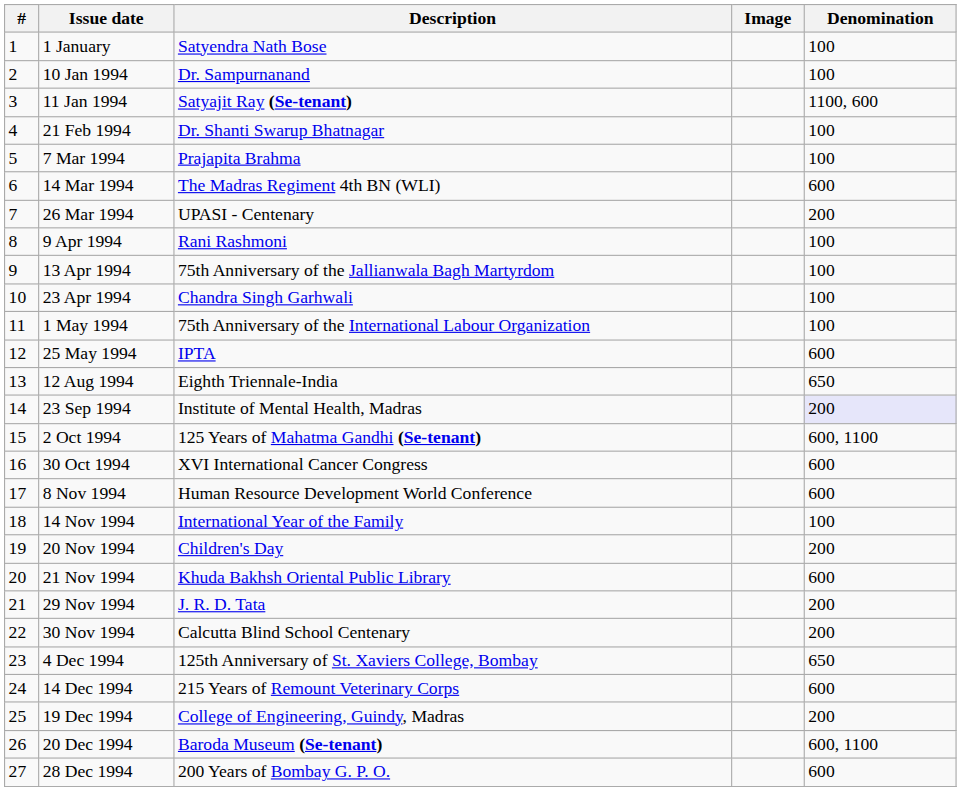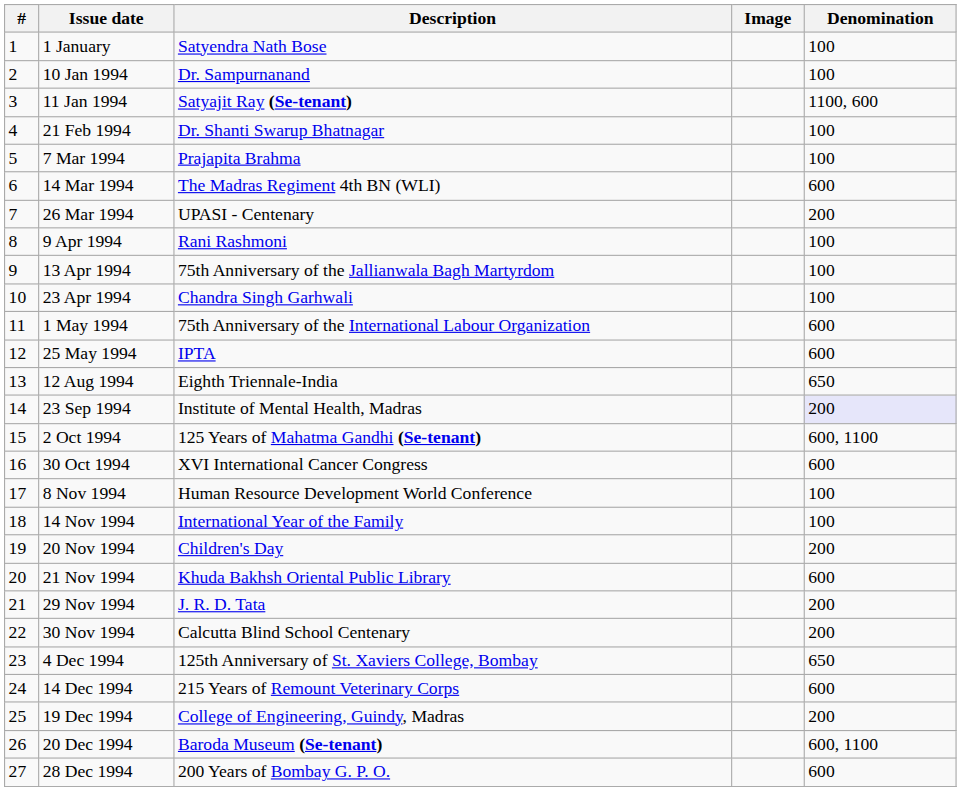(821, 325) 100 -> (821, 325) 600
(821, 492) 600 -> (821, 492) 100
